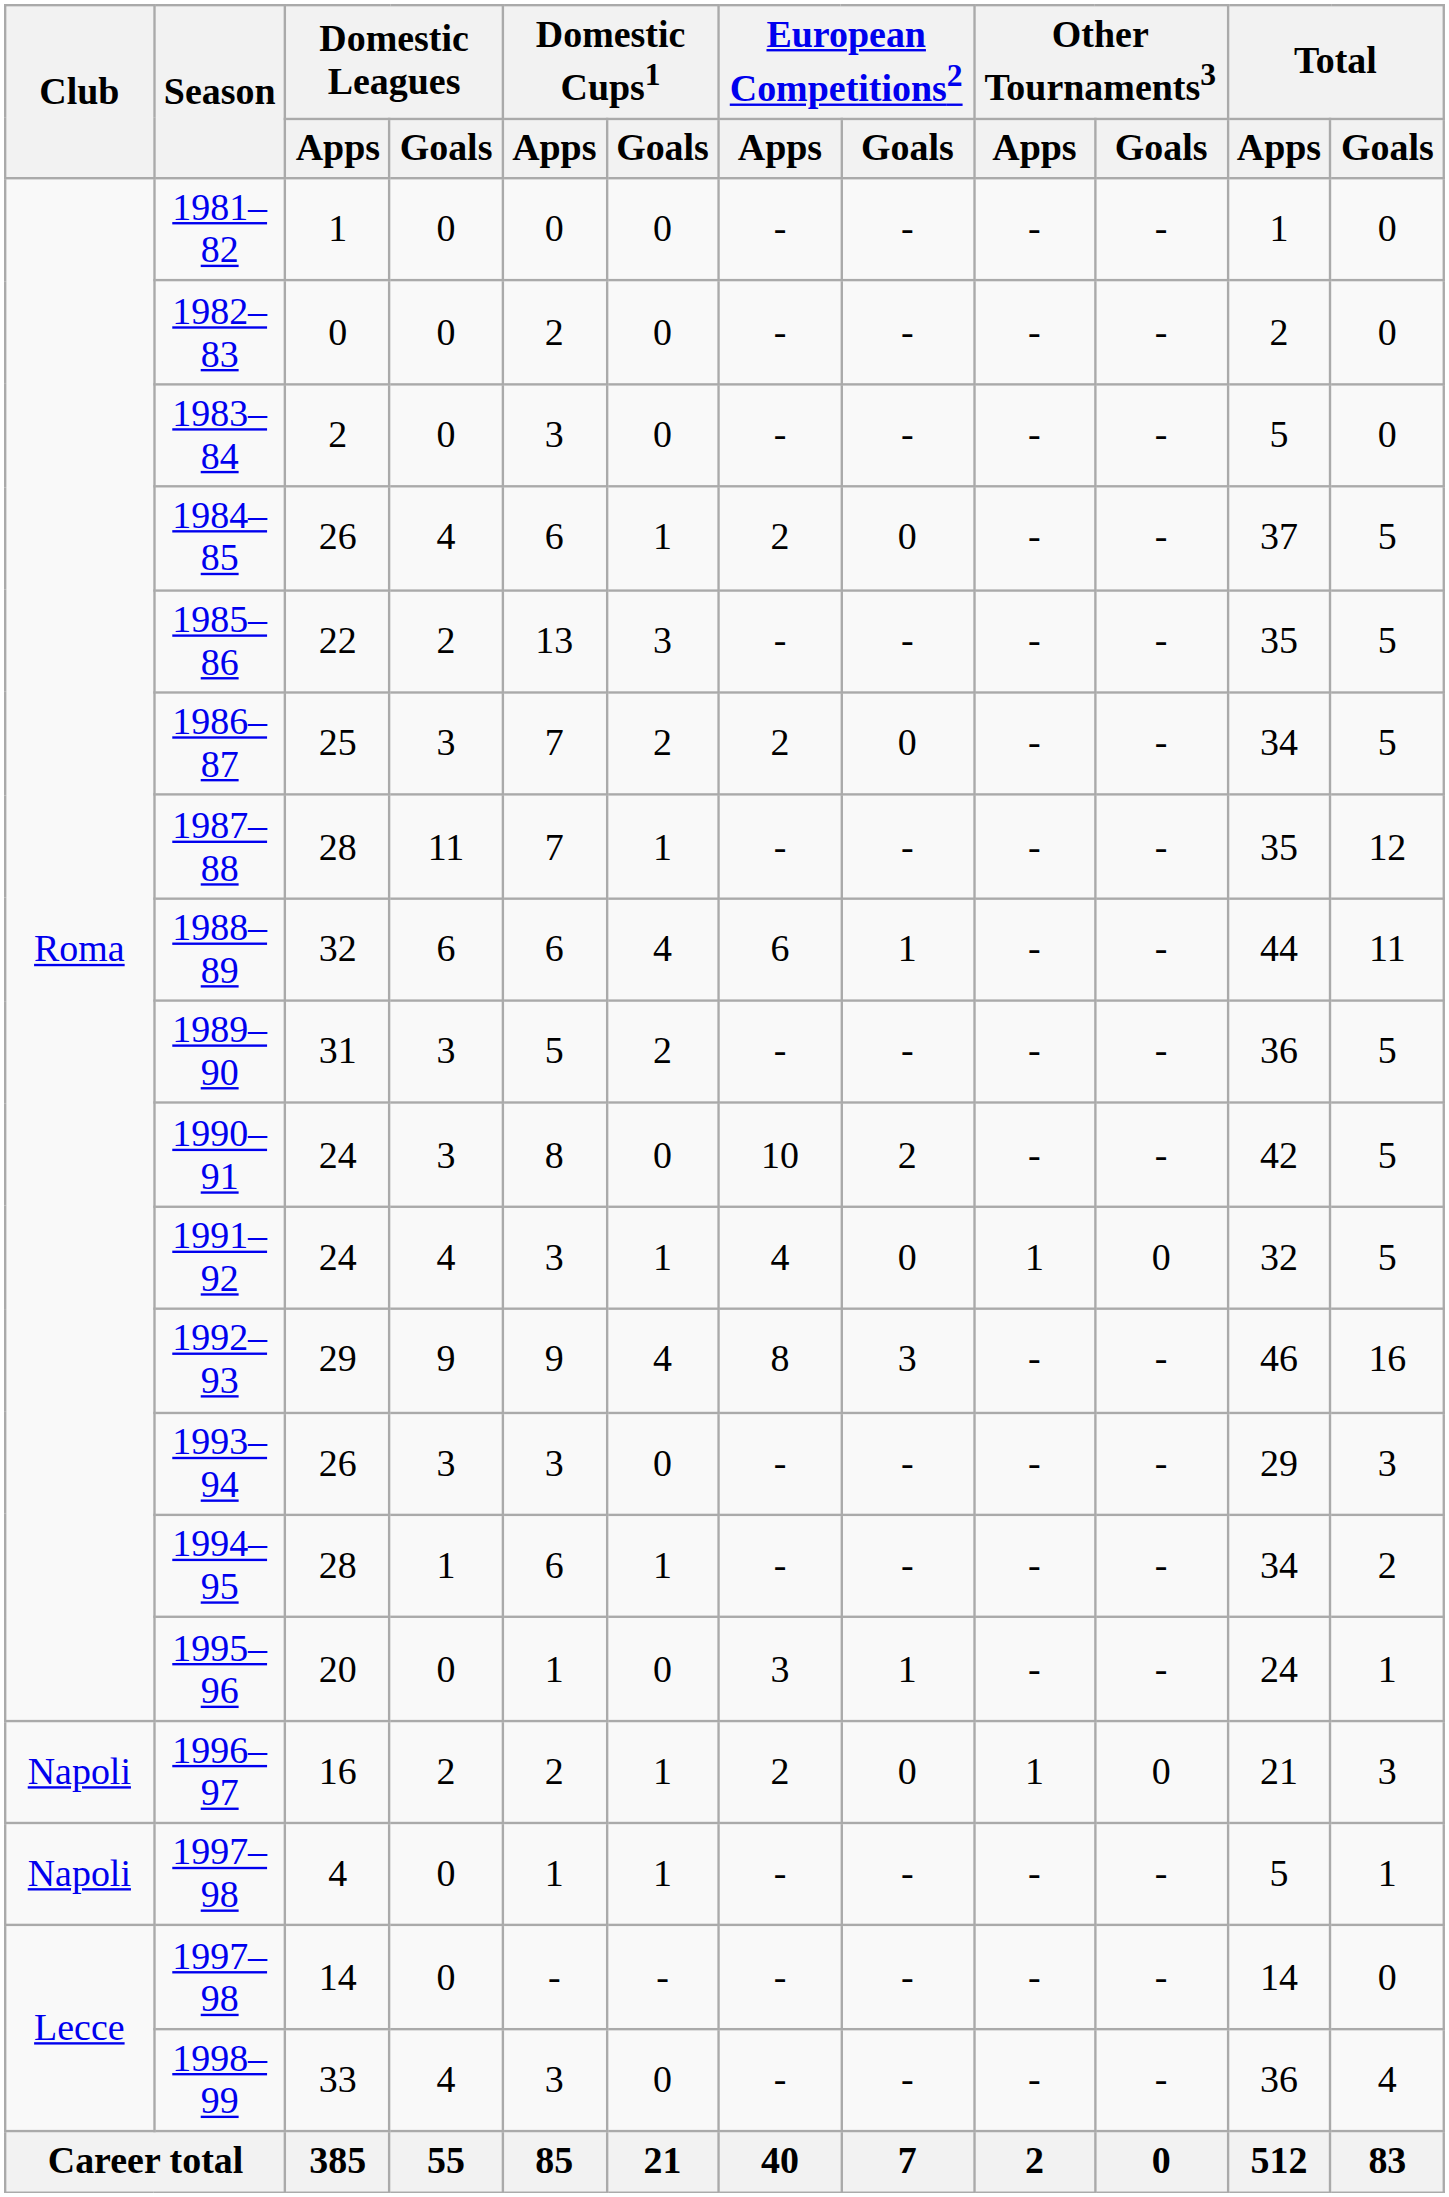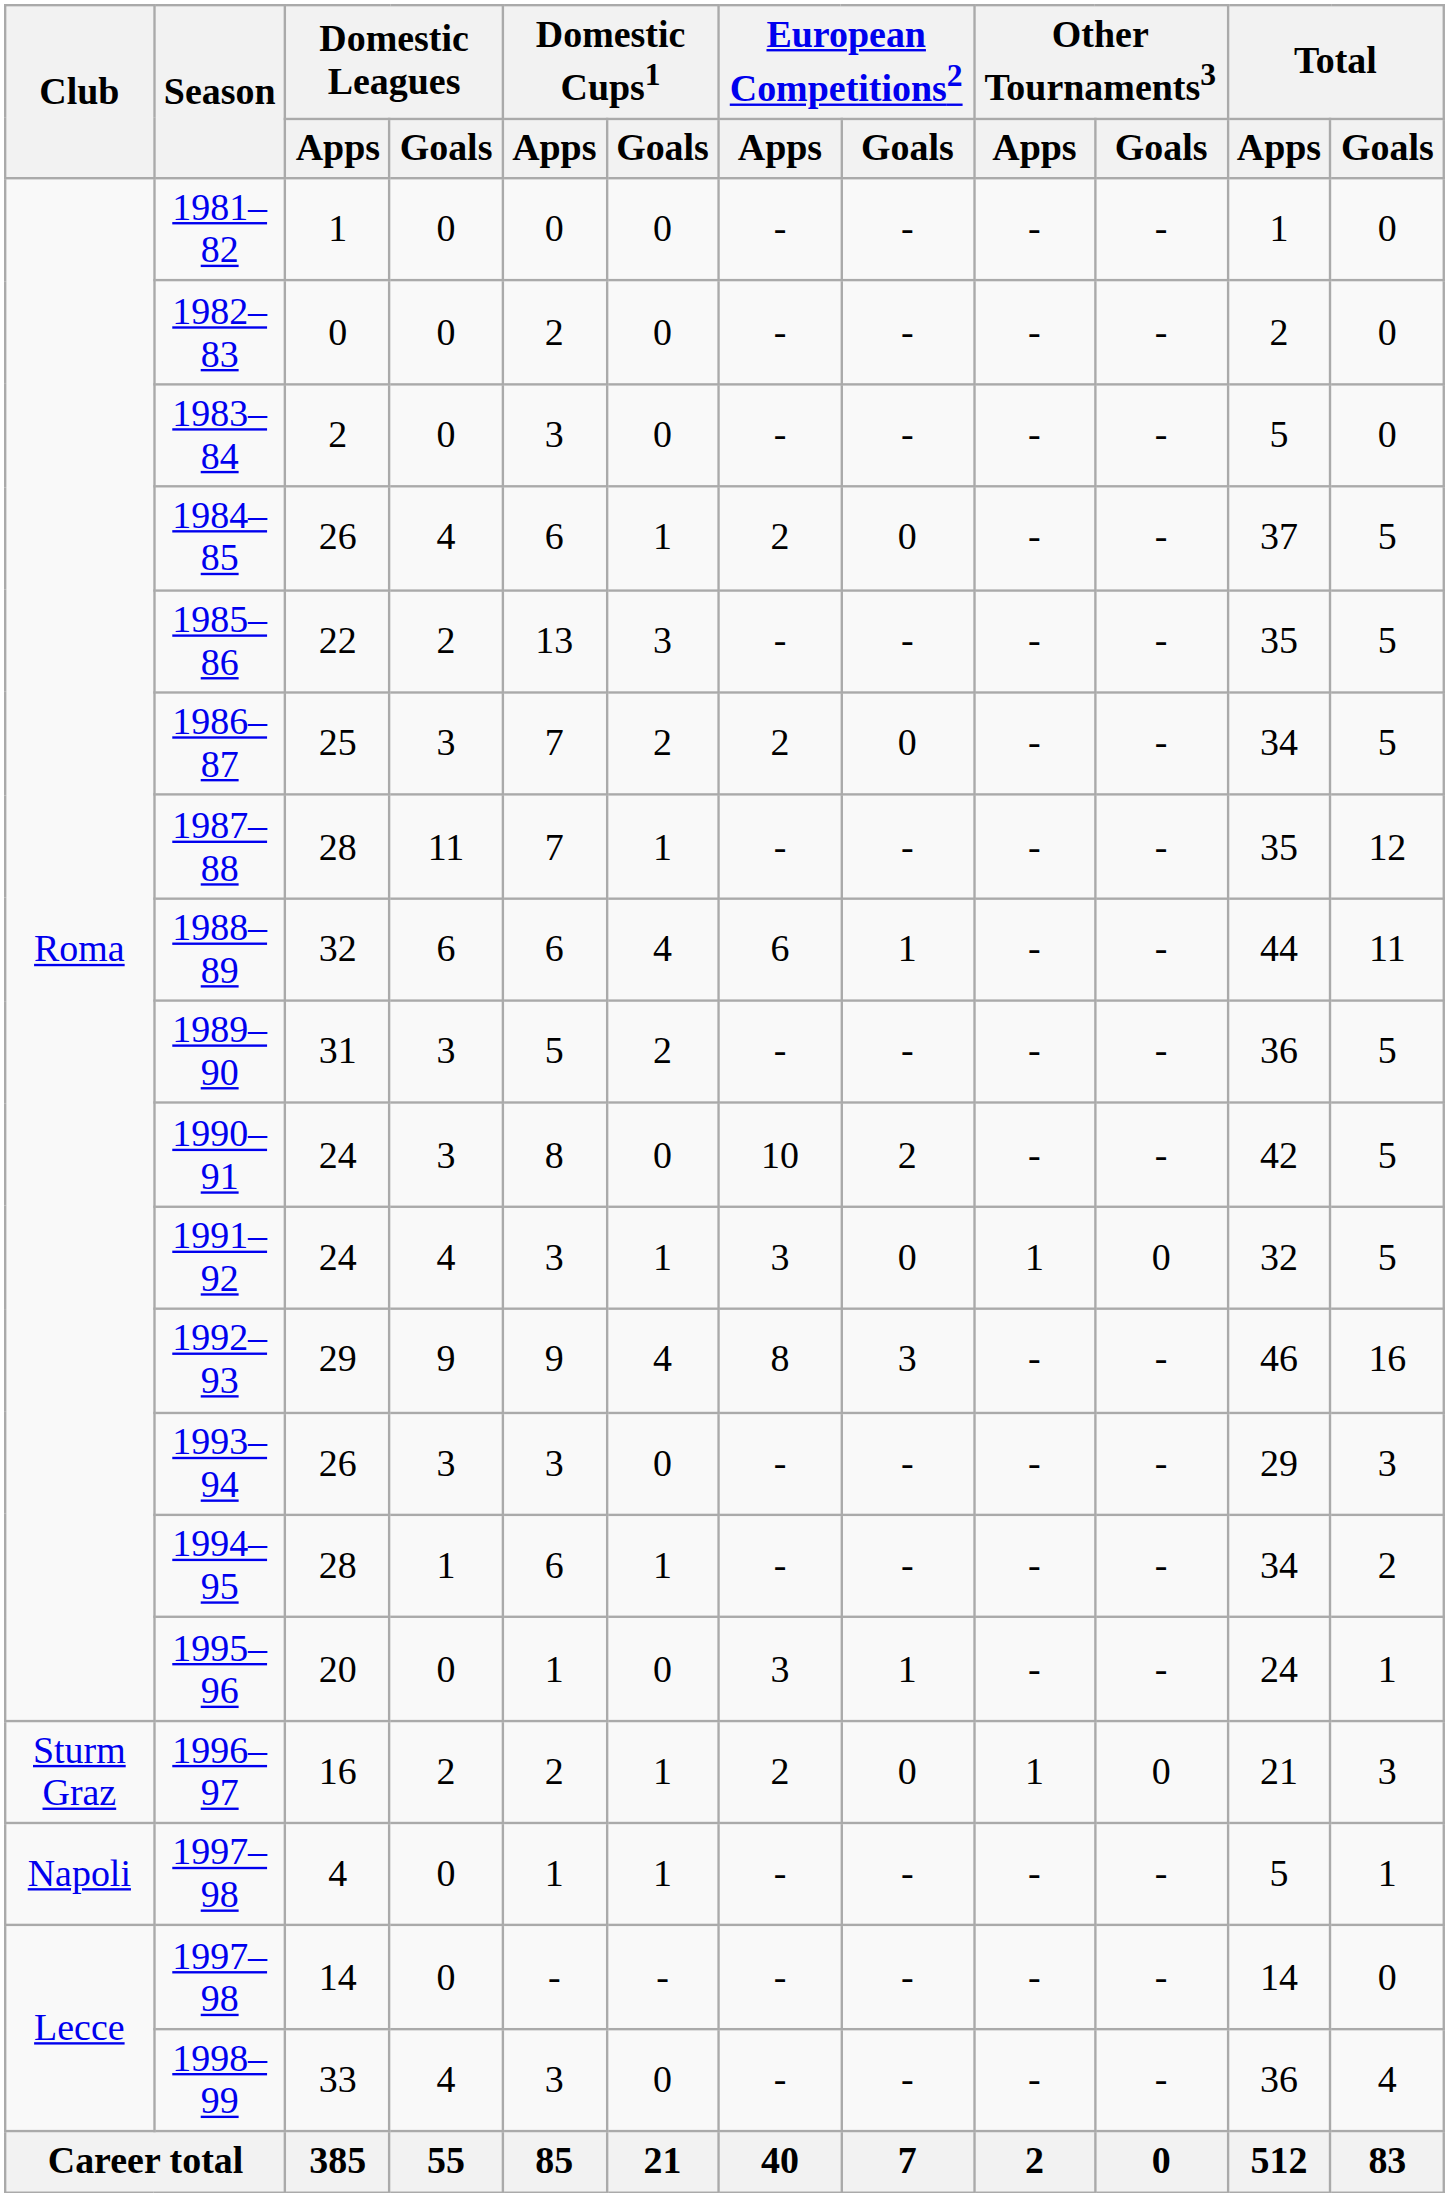(780, 1257) 4 -> (780, 1257) 3
(79, 1771) Napoli -> (79, 1771) Sturm Graz
